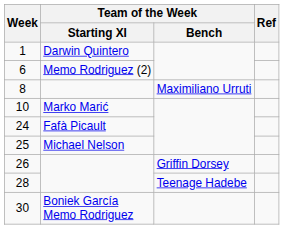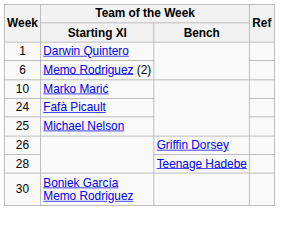- row: (22, 88)
